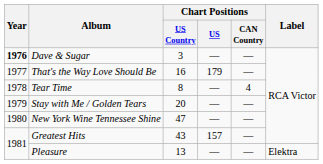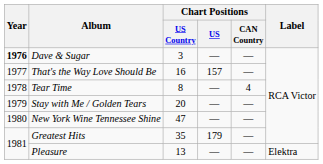(214, 71) 179 -> (214, 71) 157
(180, 135) 43 -> (180, 135) 35
(214, 135) 157 -> (214, 135) 179
